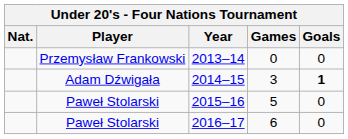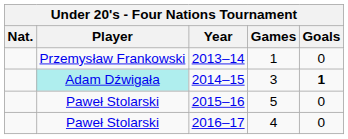(274, 58) 0 -> (274, 58) 1
(112, 79) no background -> (112, 79) paleturquoise background
(274, 123) 6 -> (274, 123) 4
